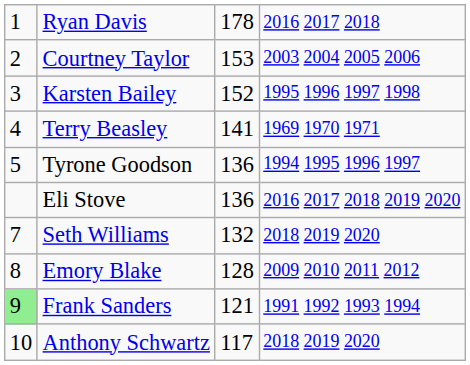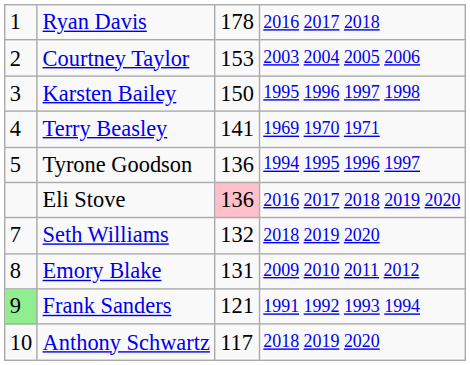(237, 93) 152 -> (237, 93) 150
(237, 199) no background -> (237, 199) pink background
(237, 270) 128 -> (237, 270) 131
